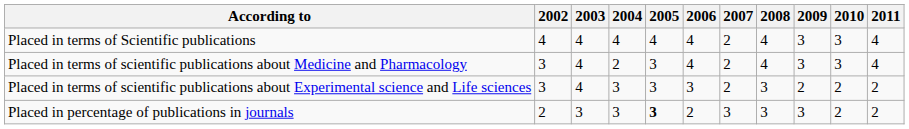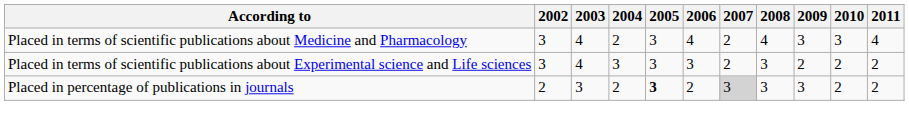- row: (132, 40)
(616, 111) 3 -> (616, 87) 2
(727, 111) no background -> (727, 87) lightgrey background
